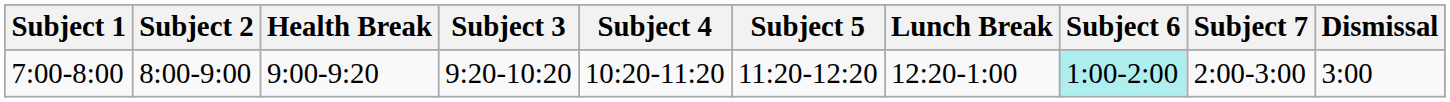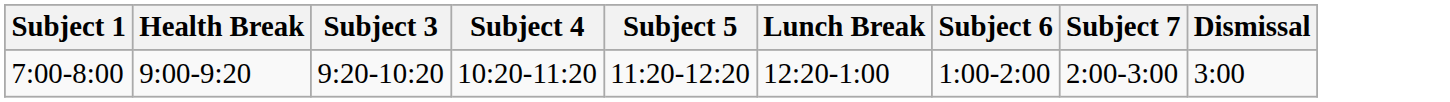- column: (196, 27)
(1122, 73) paleturquoise background -> (994, 73) no background
